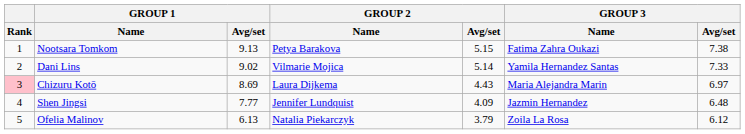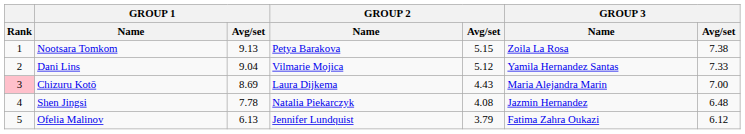(553, 49) Fatima Zahra Oukazi -> (538, 49) Zoila La Rosa
(248, 67) 9.02 -> (248, 67) 9.04
(484, 67) 5.14 -> (484, 67) 5.12
(719, 85) 6.97 -> (719, 85) 7.00
(248, 102) 7.77 -> (248, 102) 7.78
(313, 102) Jennifer Lundquist -> (313, 102) Natalia Piekarczyk
(484, 102) 4.09 -> (484, 102) 4.08
(313, 120) Natalia Piekarczyk -> (313, 120) Jennifer Lundquist
(538, 120) Zoila La Rosa -> (553, 120) Fatima Zahra Oukazi
